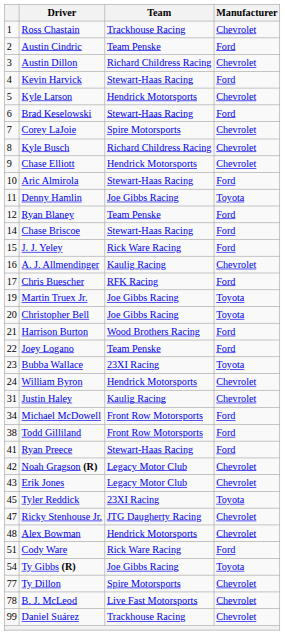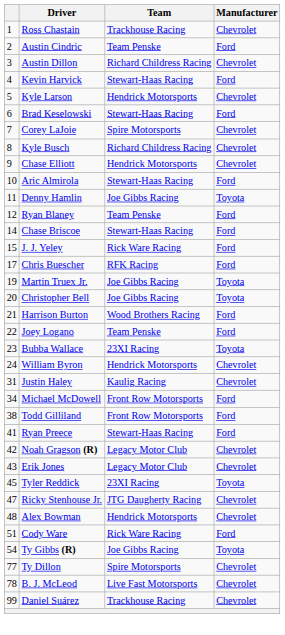- row: (60, 264)
